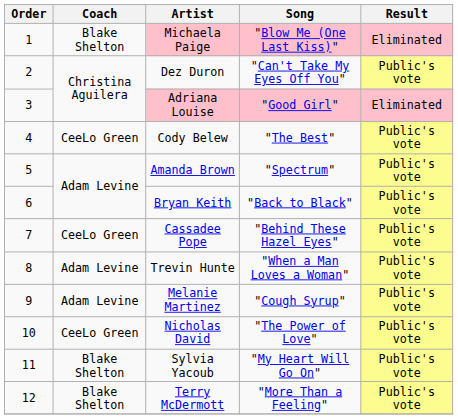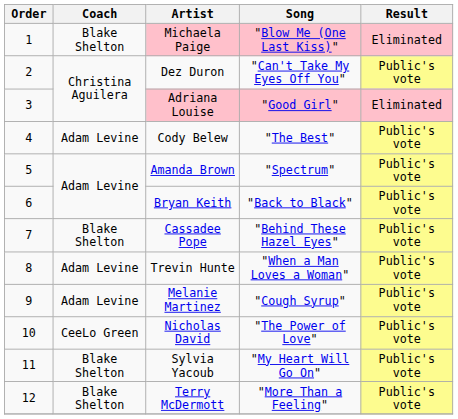(100, 138) CeeLo Green -> (100, 138) Adam Levine
(100, 235) CeeLo Green -> (100, 235) Blake Shelton
